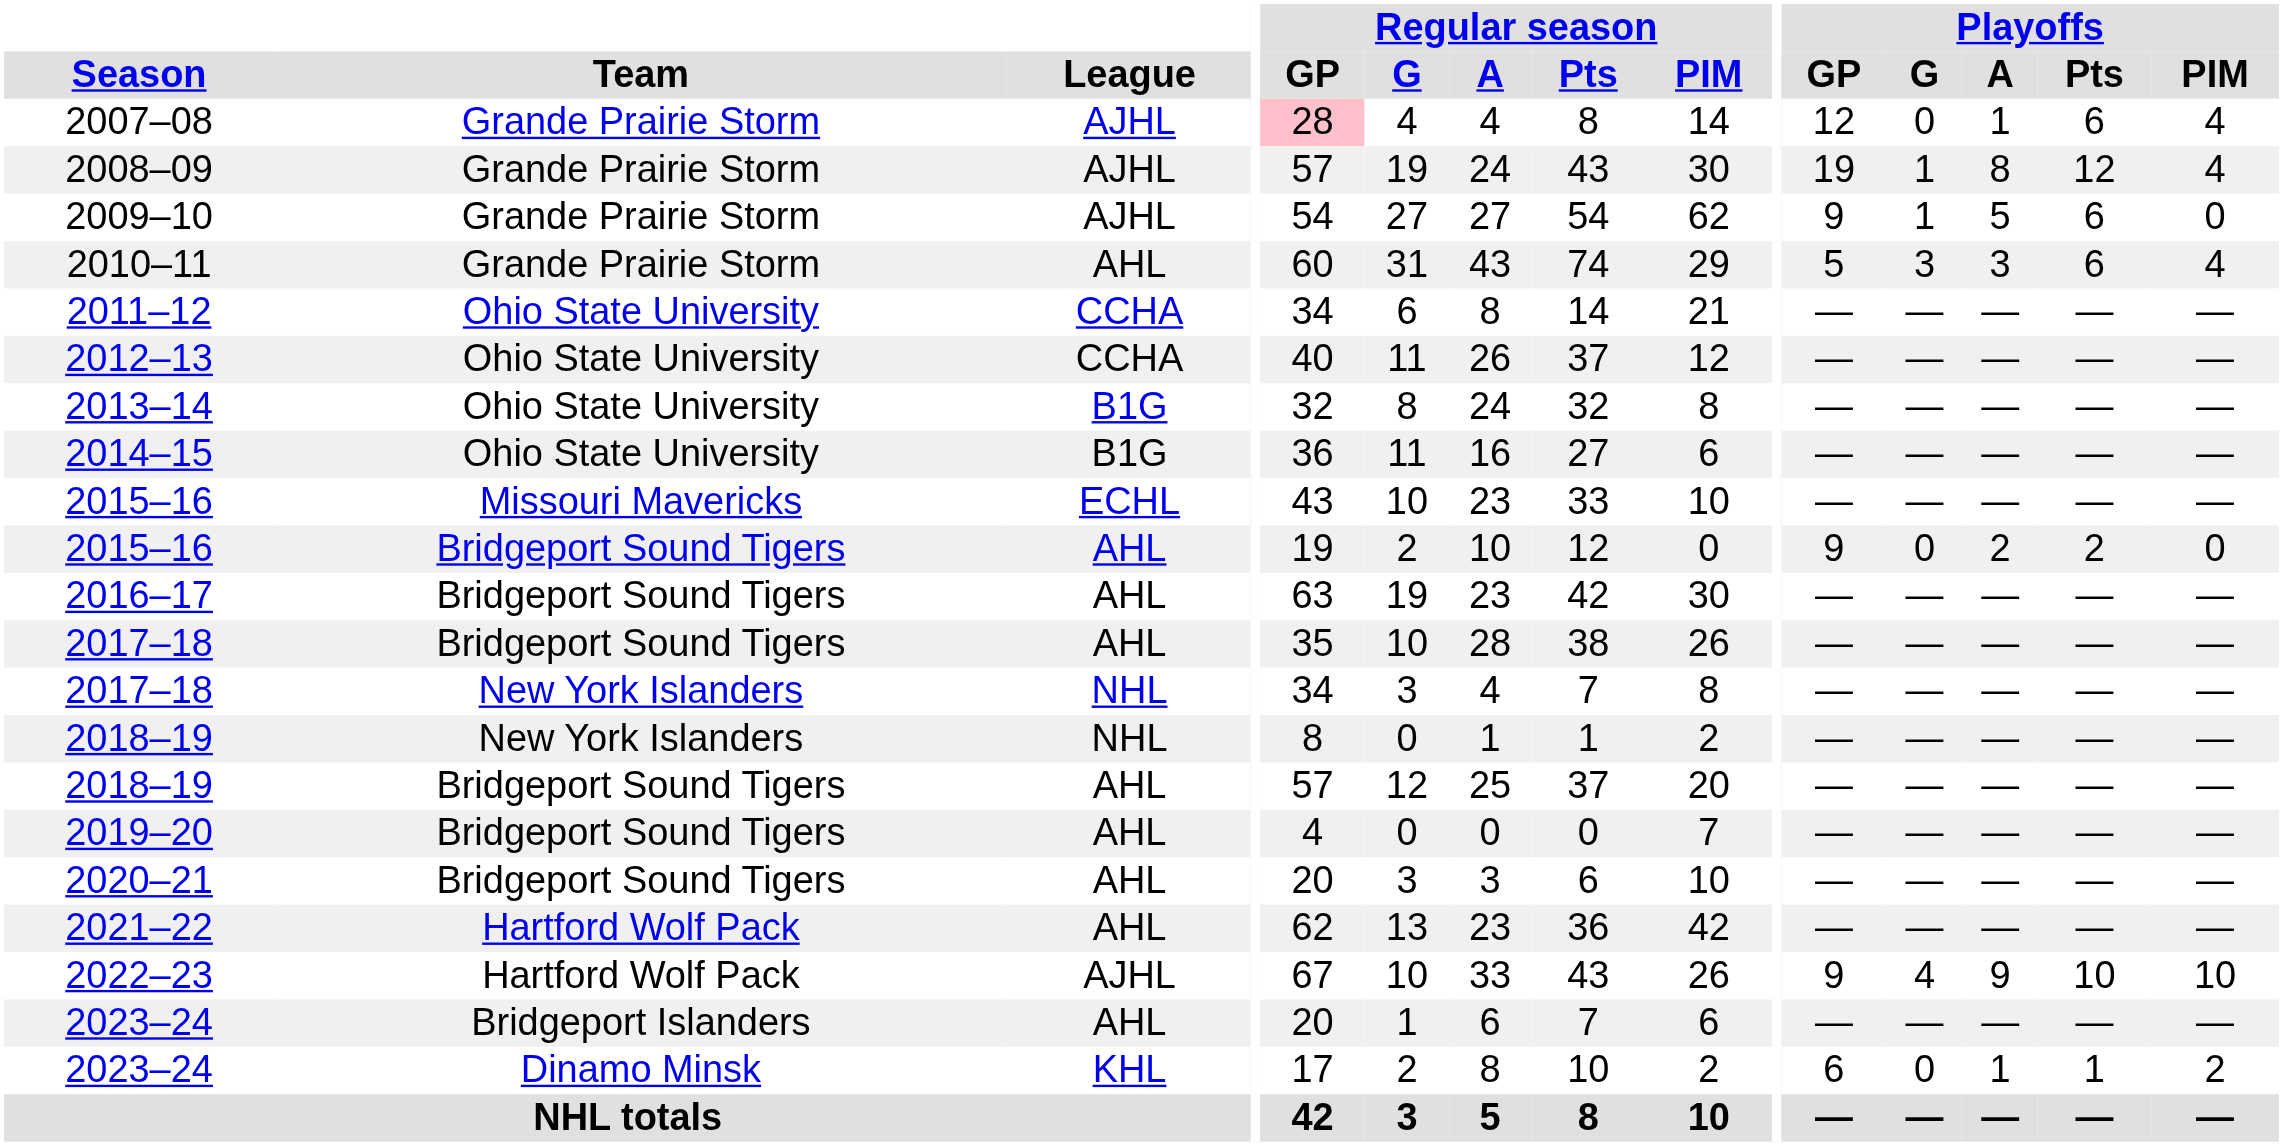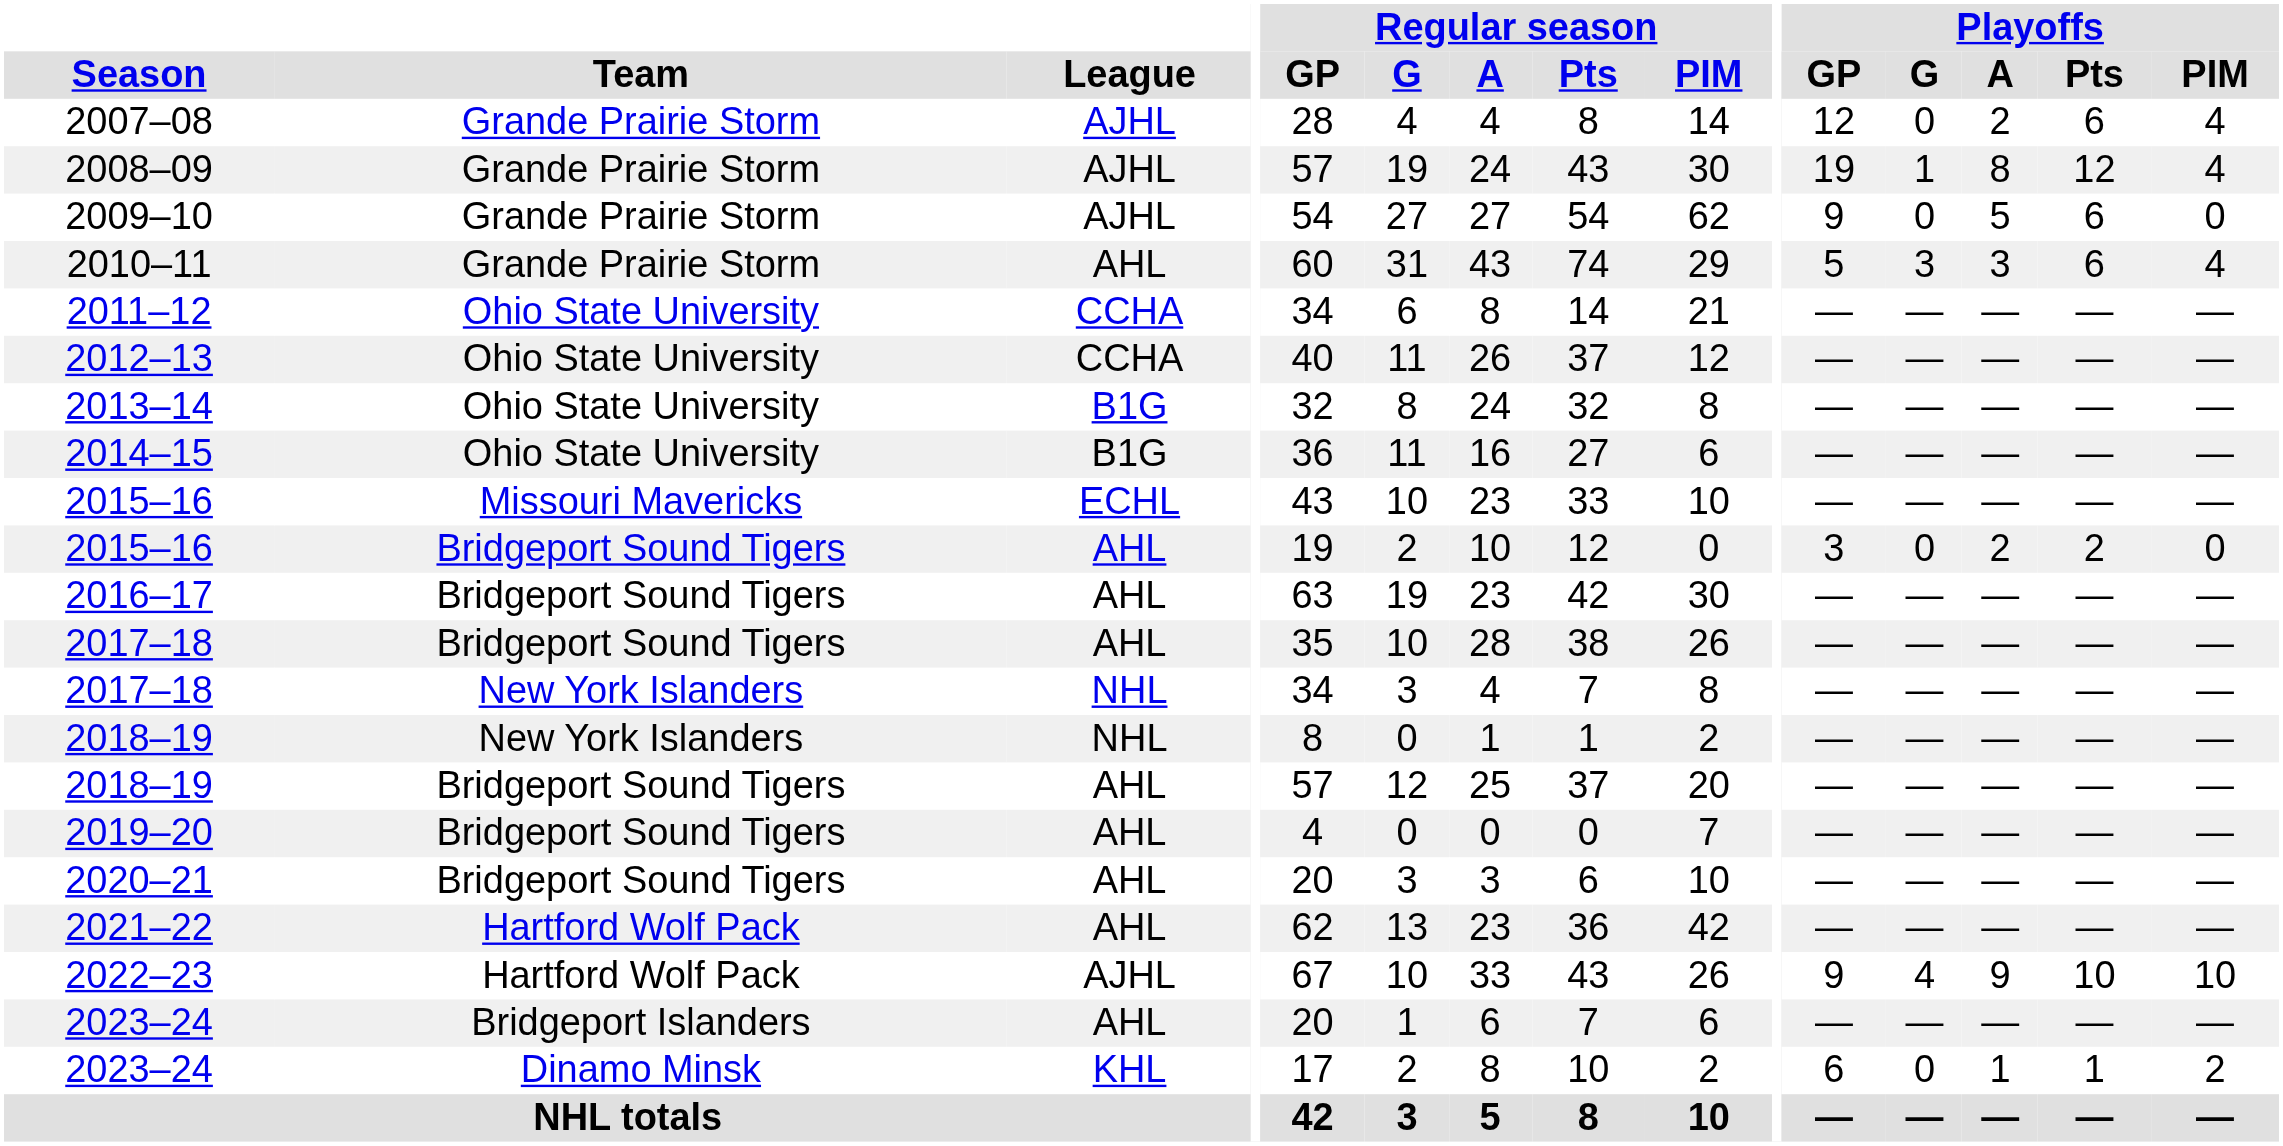(1313, 121) pink background -> (1313, 121) no background
(2000, 121) 1 -> (2000, 121) 2
(1924, 216) 1 -> (1924, 216) 0
(1834, 548) 9 -> (1834, 548) 3
